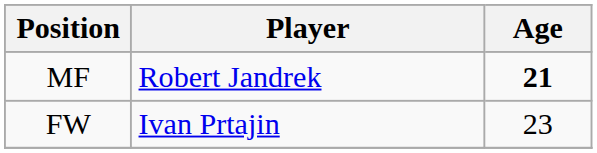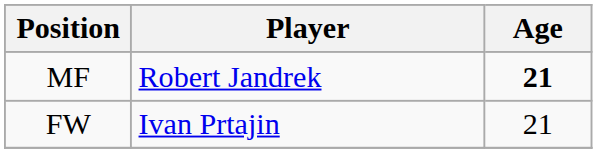(538, 123) 23 -> (538, 123) 21
